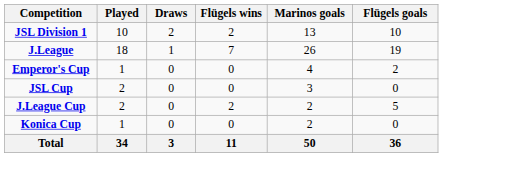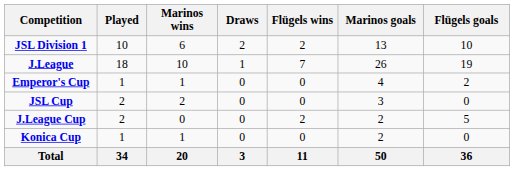+ column: (182, 20)
